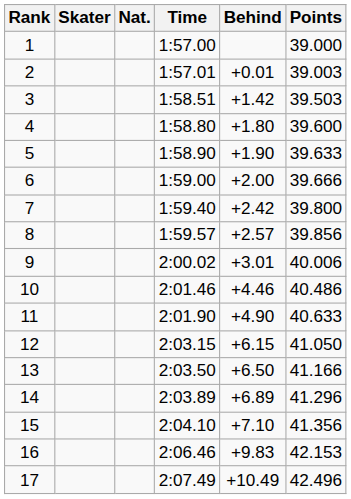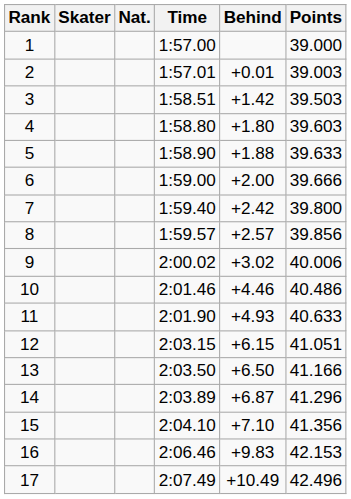(316, 126) 39.600 -> (316, 126) 39.603
(253, 153) +1.90 -> (253, 153) +1.88
(253, 262) +3.01 -> (253, 262) +3.02
(253, 316) +4.90 -> (253, 316) +4.93
(316, 343) 41.050 -> (316, 343) 41.051
(253, 398) +6.89 -> (253, 398) +6.87
